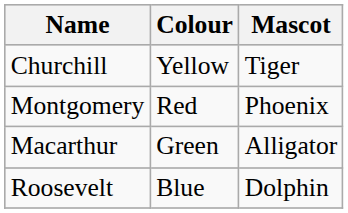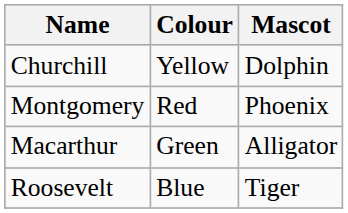(272, 65) Tiger -> (287, 65) Dolphin
(287, 187) Dolphin -> (272, 187) Tiger
